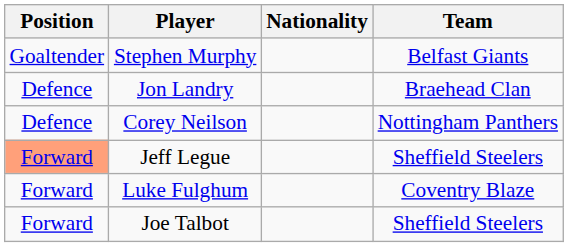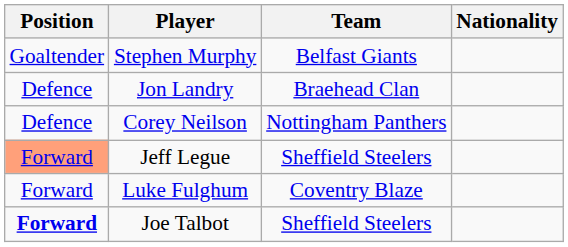columns swapped: (317, 21) <-> (468, 21)
(57, 223) normal -> (57, 223) bold
